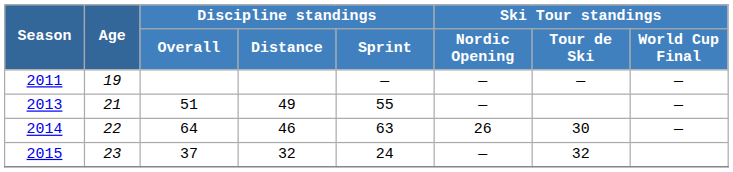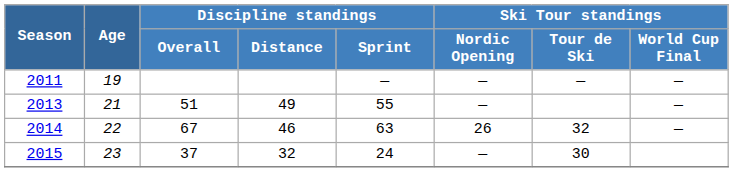(189, 130) 64 -> (189, 130) 67
(581, 130) 30 -> (581, 130) 32
(581, 155) 32 -> (581, 155) 30
